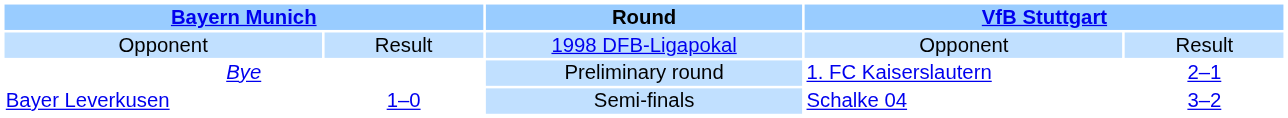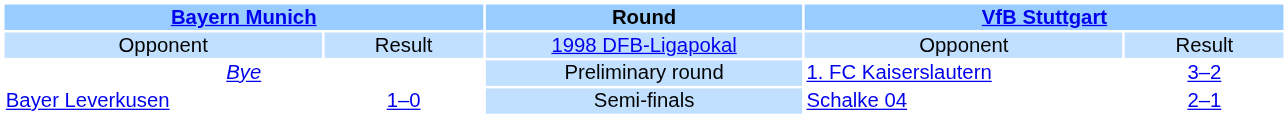(1204, 72) 2–1 -> (1204, 72) 3–2
(1204, 100) 3–2 -> (1204, 100) 2–1
